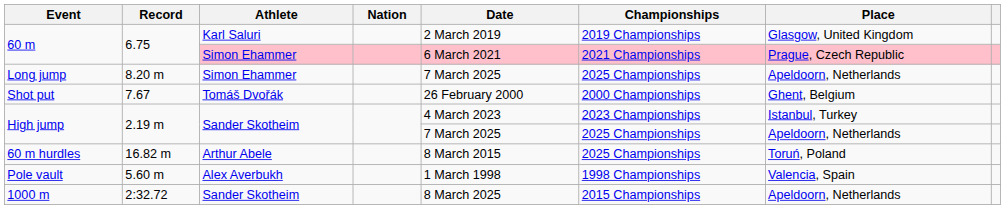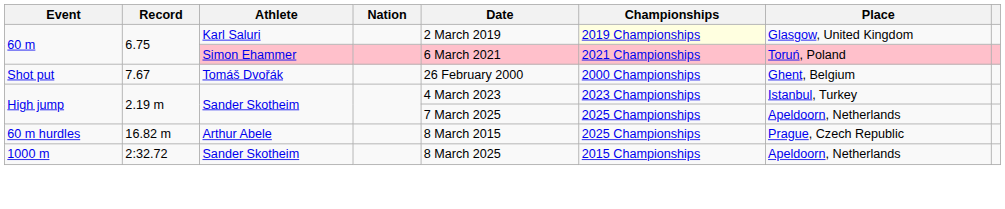(641, 35) no background -> (641, 35) lightyellow background
(836, 55) Prague, Czech Republic -> (807, 55) Toruń, Poland
- row: (37, 75)
(807, 154) Toruń, Poland -> (836, 134) Prague, Czech Republic
- row: (35, 174)
